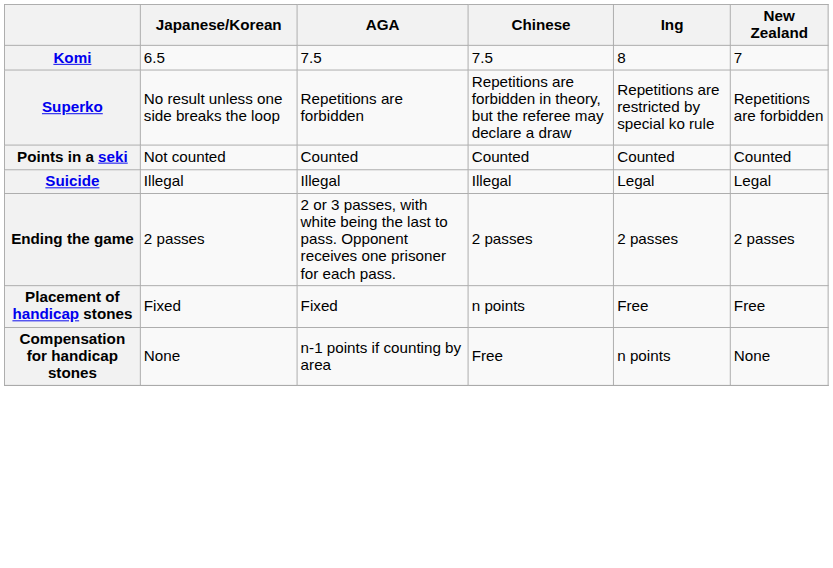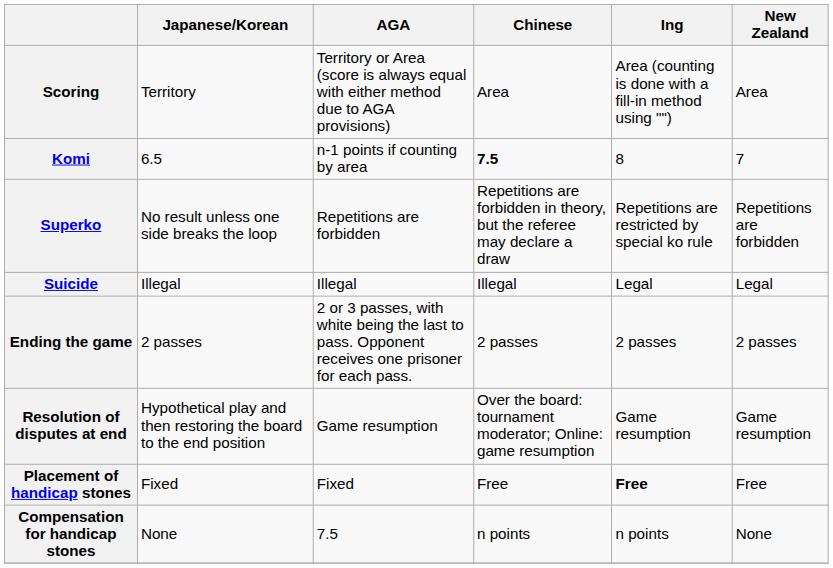+ row: (71, 91)
(311, 57) 7.5 -> (387, 158) n-1 points if counting by area
(482, 57) normal -> (488, 158) bold
- row: (72, 157)
+ row: (71, 426)
(498, 306) n points -> (493, 484) Free
(633, 306) normal -> (632, 484) bold
(381, 356) n-1 points if counting by area -> (327, 534) 7.5
(487, 356) Free -> (504, 534) n points
